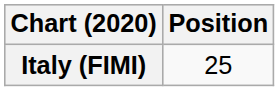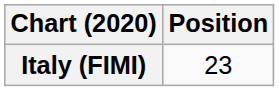(218, 64) 25 -> (218, 64) 23
